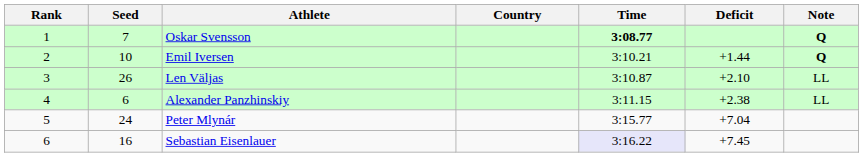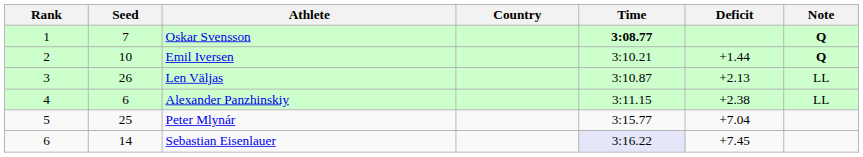(735, 78) +2.10 -> (735, 78) +2.13
(125, 120) 24 -> (125, 120) 25
(125, 141) 16 -> (125, 141) 14
